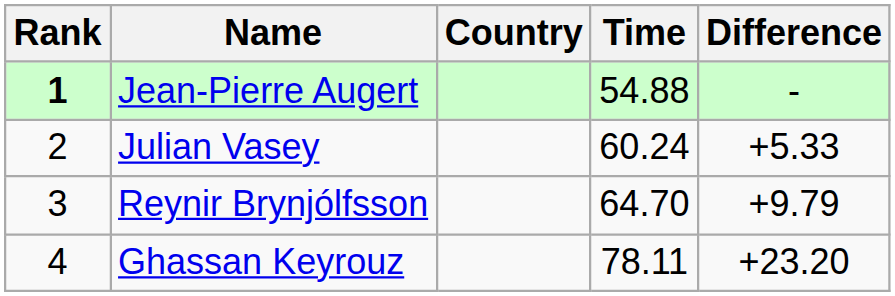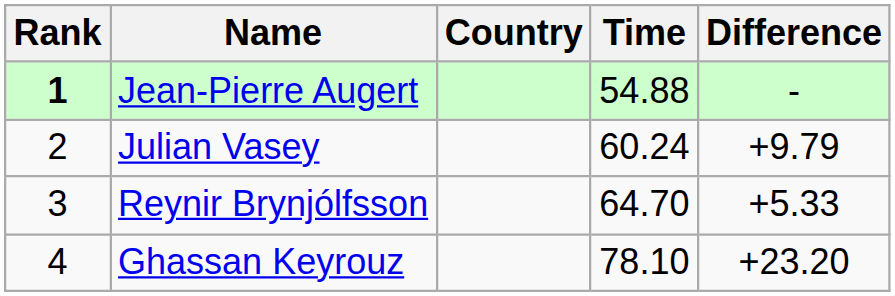(794, 147) +5.33 -> (794, 147) +9.79
(794, 204) +9.79 -> (794, 204) +5.33
(644, 261) 78.11 -> (644, 261) 78.10
